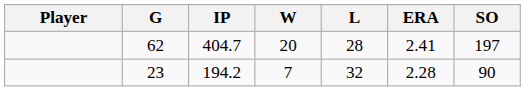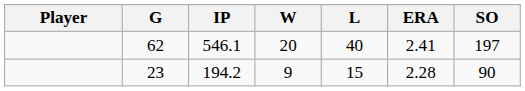(222, 45) 404.7 -> (222, 45) 546.1
(354, 45) 28 -> (354, 45) 40
(288, 72) 7 -> (288, 72) 9
(354, 72) 32 -> (354, 72) 15
